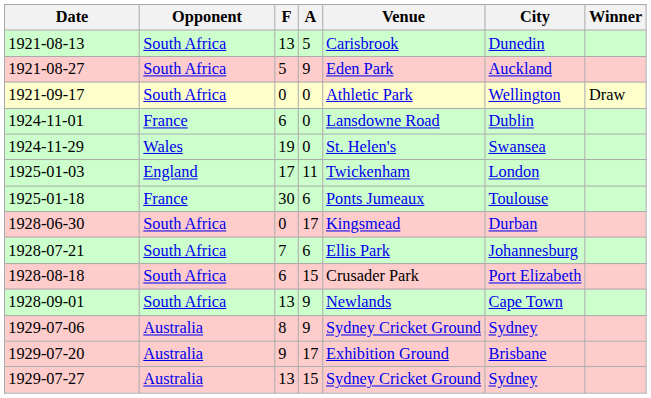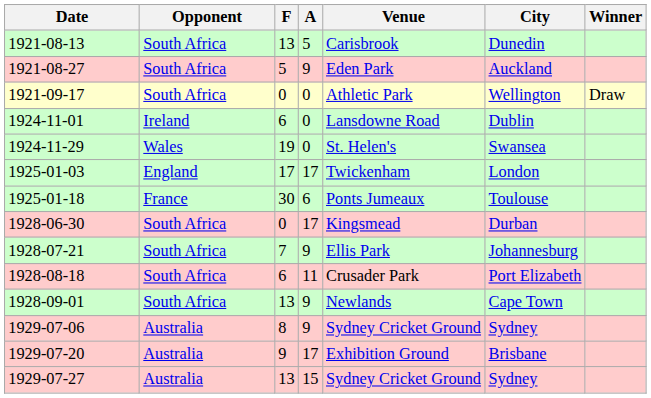(165, 120) France -> (166, 120) Ireland
(310, 172) 11 -> (310, 172) 17
(306, 250) 6 -> (306, 250) 9
(310, 276) 15 -> (310, 276) 11
